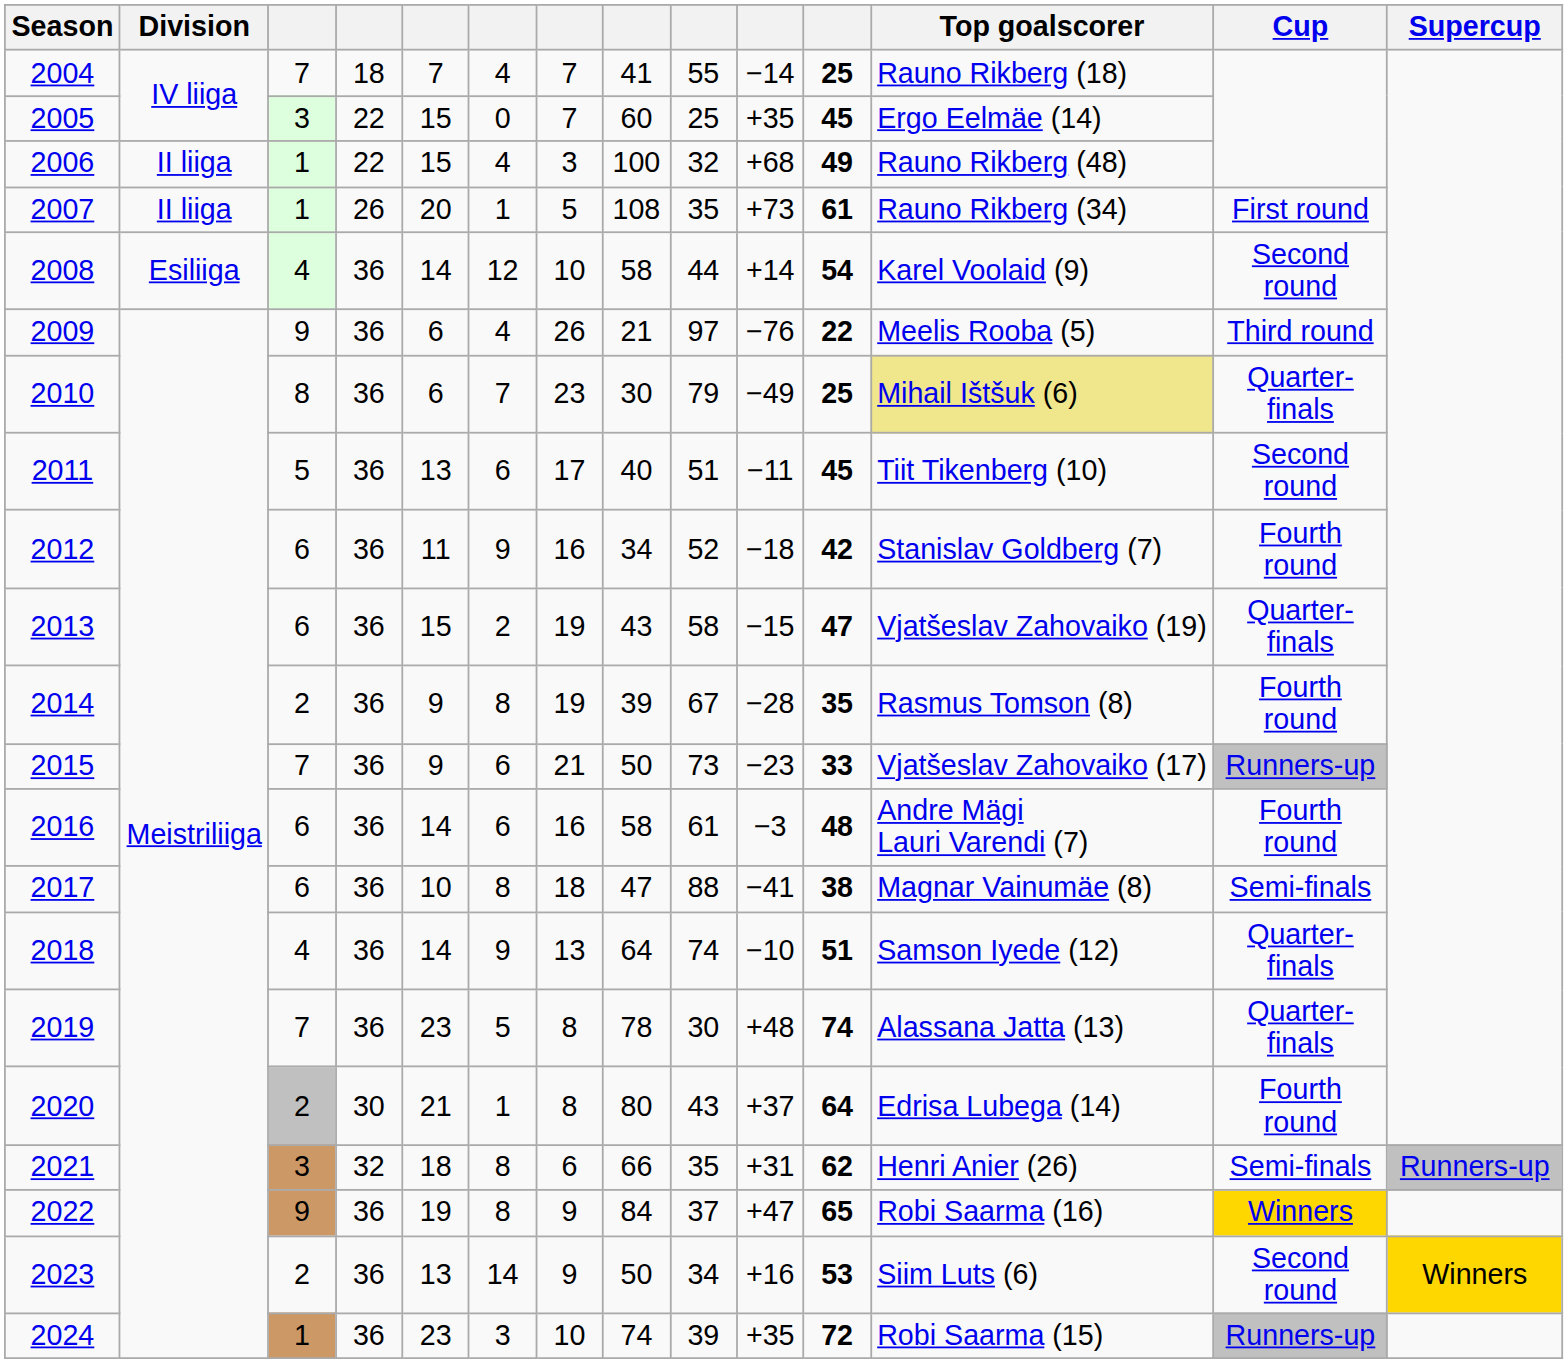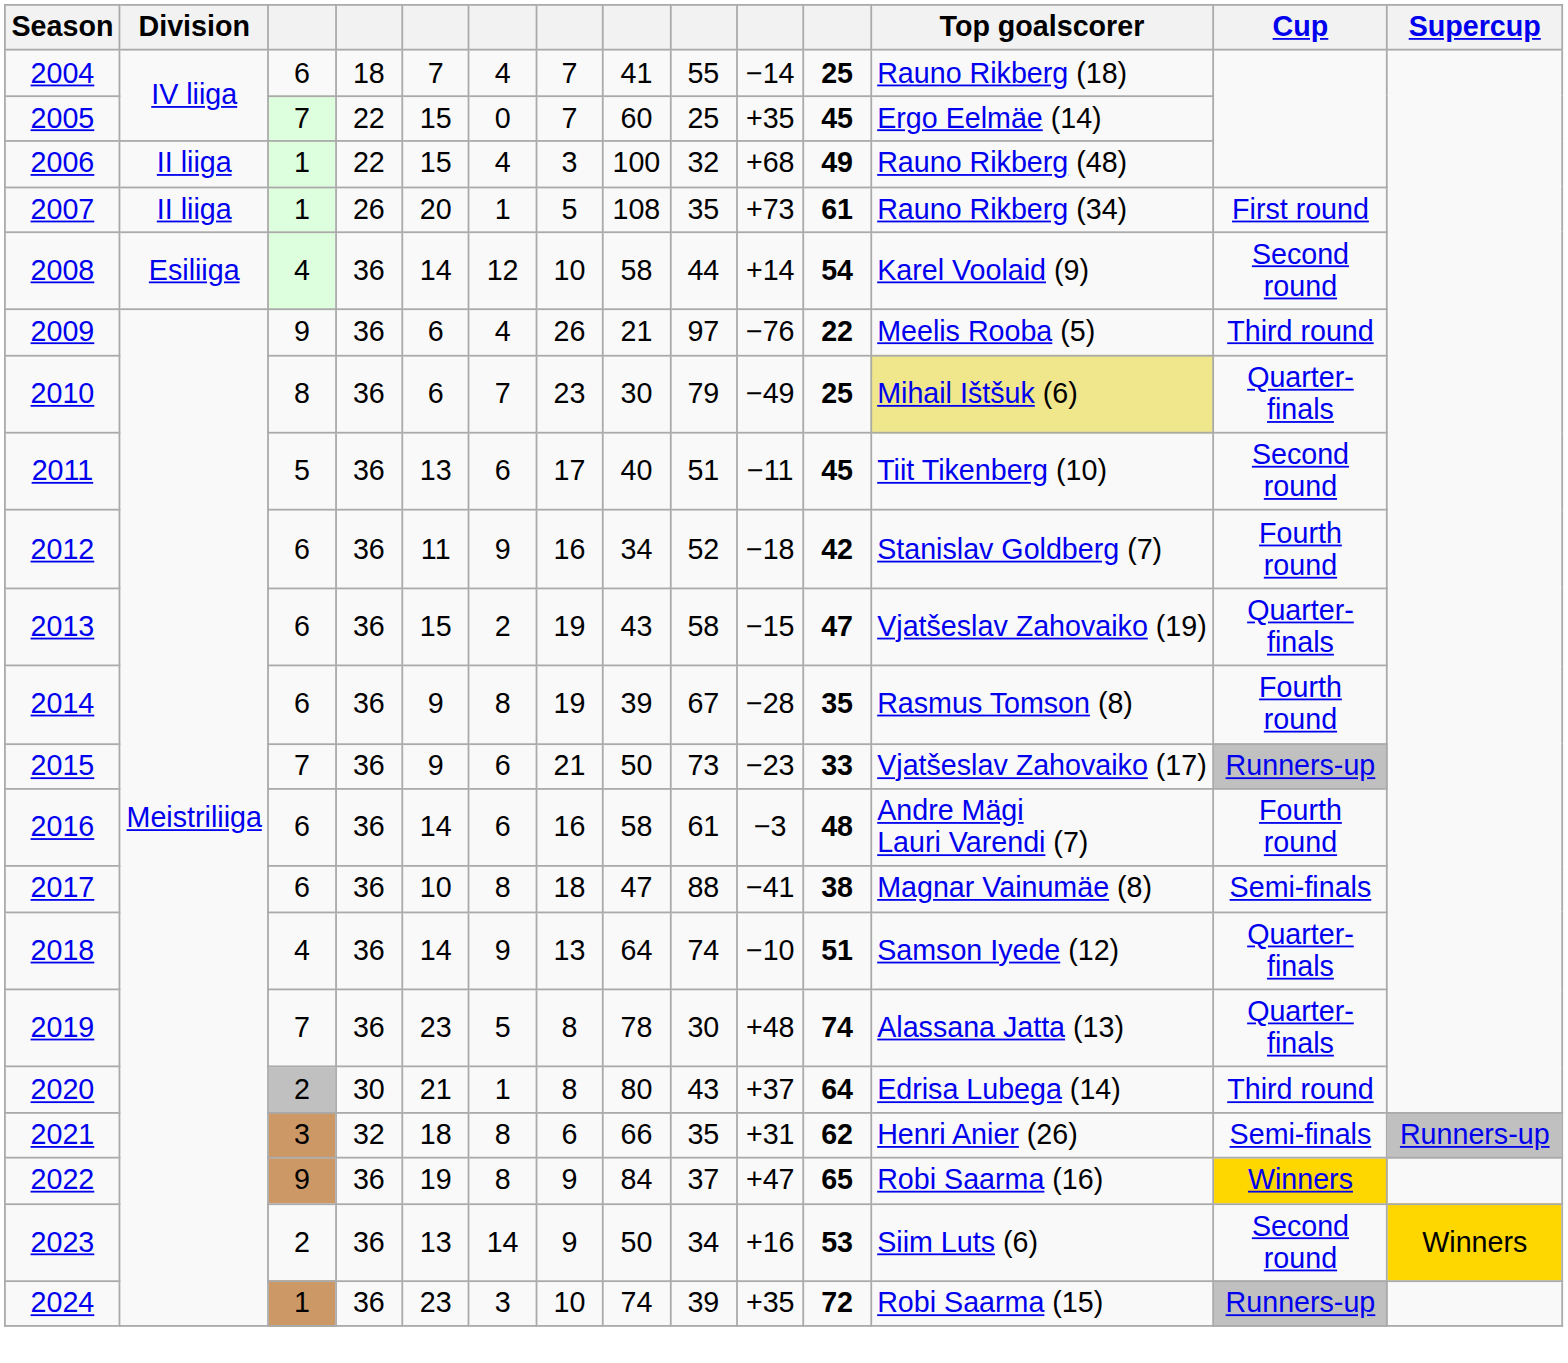(302, 72) 7 -> (302, 72) 6
(302, 118) 3 -> (302, 118) 7
(302, 704) 2 -> (302, 704) 6
(1300, 1105) Fourth round -> (1300, 1089) Third round
